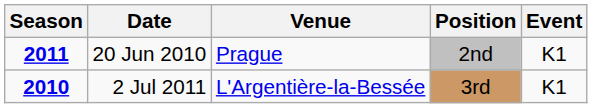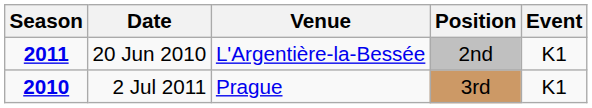(249, 54) Prague -> (321, 54) L'Argentière-la-Bessée
(321, 87) L'Argentière-la-Bessée -> (249, 87) Prague
